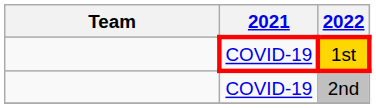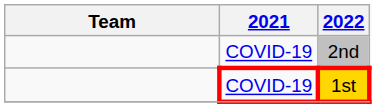rows swapped: (344, 88) <-> (344, 54)
